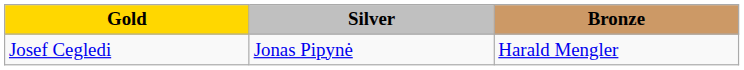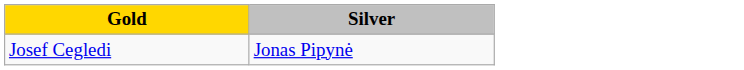- column: (616, 19)
